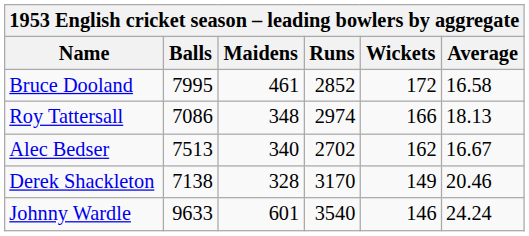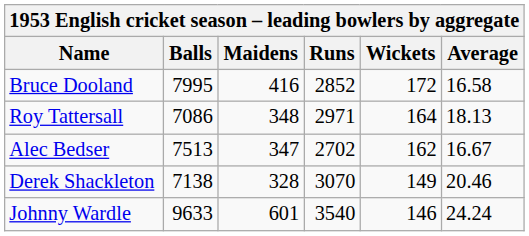(284, 85) 461 -> (284, 85) 416
(335, 117) 2974 -> (335, 117) 2971
(421, 117) 166 -> (421, 117) 164
(284, 149) 340 -> (284, 149) 347
(335, 181) 3170 -> (335, 181) 3070
